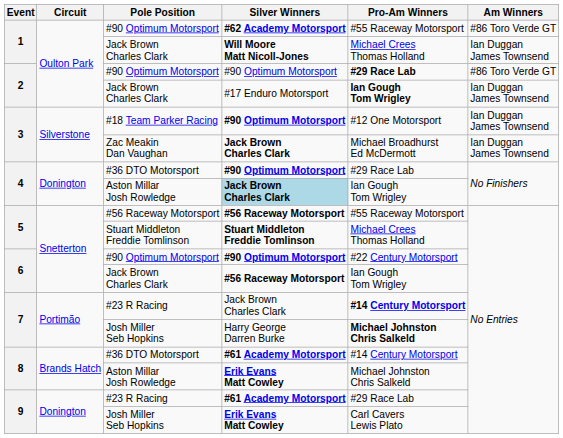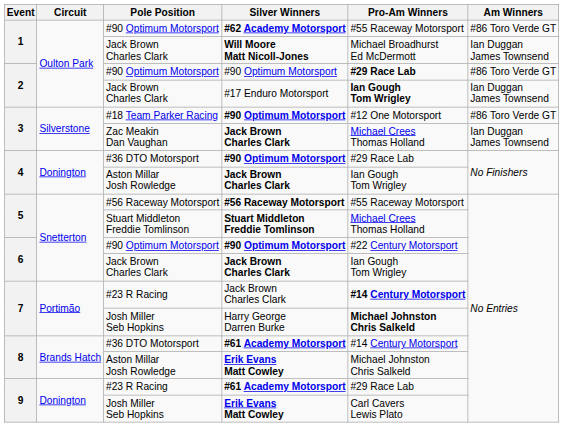(388, 50) Michael Crees Thomas Holland -> (394, 50) Michael Broadhurst Ed McDermott
(510, 121) Ian Duggan James Townsend -> (513, 115) #86 Toro Verde GT
(394, 148) Michael Broadhurst Ed McDermott -> (388, 137) Michael Crees Thomas Holland
(257, 191) lightblue background -> (257, 180) no background
(284, 278) #56 Raceway Motorsport -> (257, 267) Jack Brown Charles Clark
